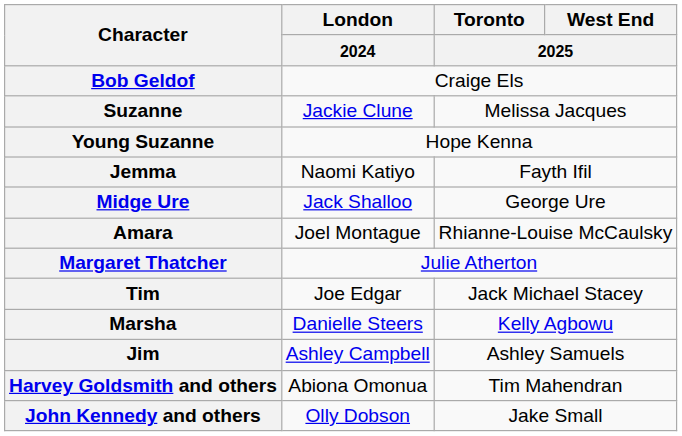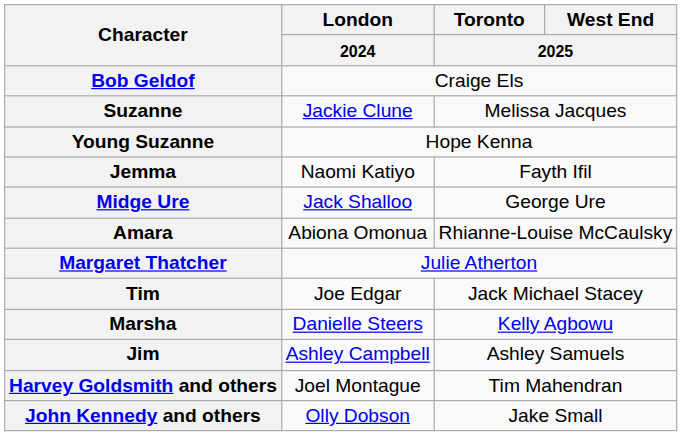(358, 232) Joel Montague -> (358, 232) Abiona Omonua
(358, 385) Abiona Omonua -> (358, 385) Joel Montague
